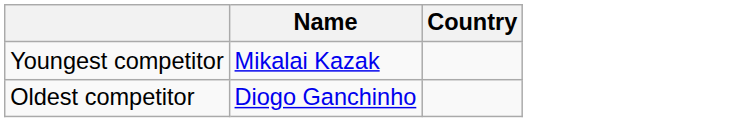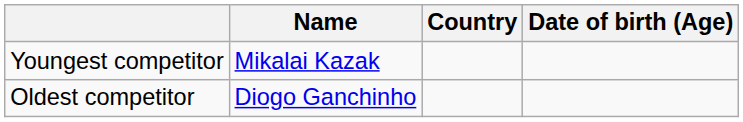+ column: (631, 23)
